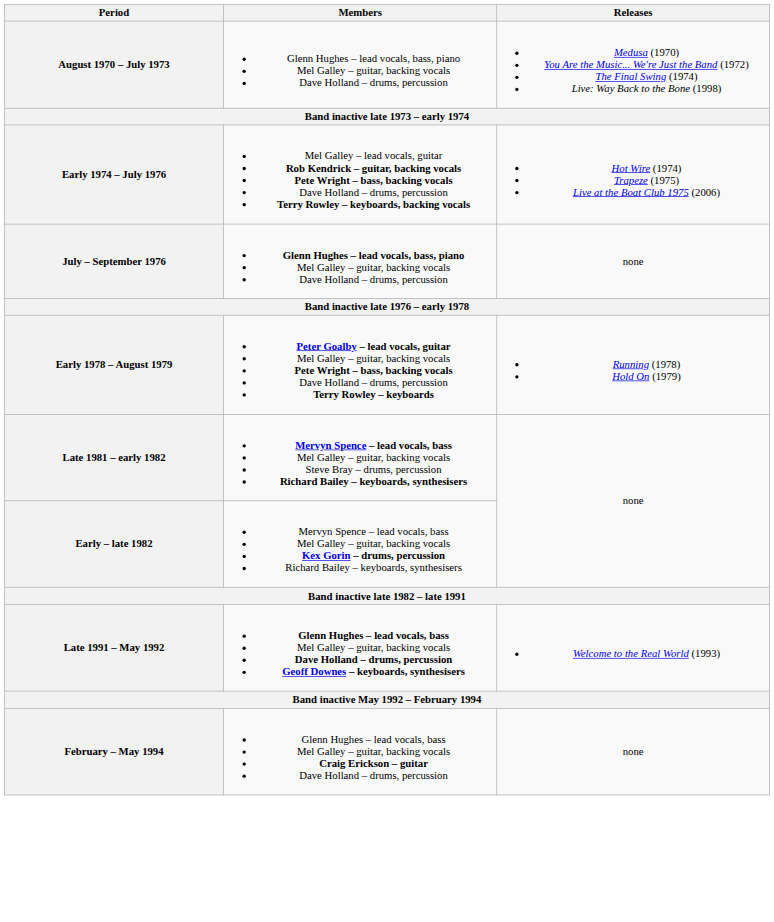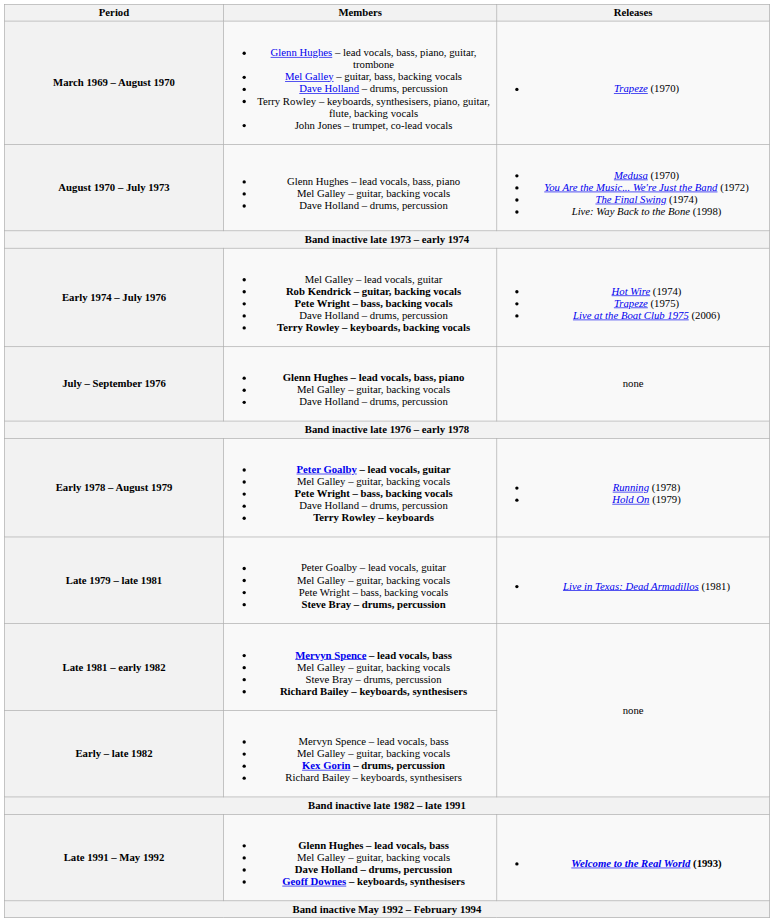+ row: (114, 82)
+ row: (114, 580)
(633, 654) normal -> (633, 863) bold
- row: (114, 751)
